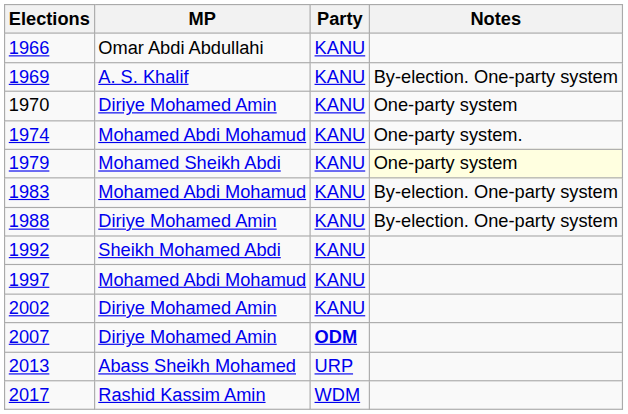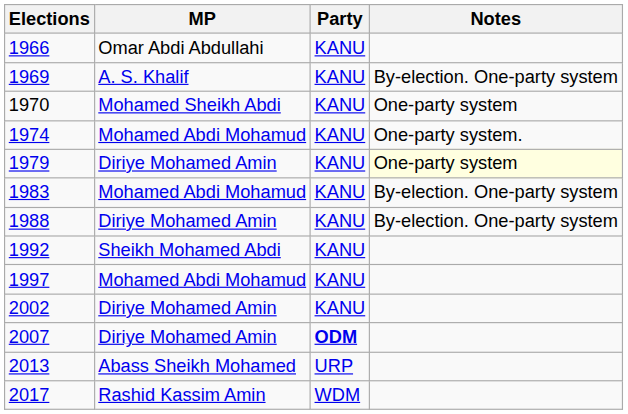(187, 105) Diriye Mohamed Amin -> (190, 105) Mohamed Sheikh Abdi
(190, 163) Mohamed Sheikh Abdi -> (187, 163) Diriye Mohamed Amin
